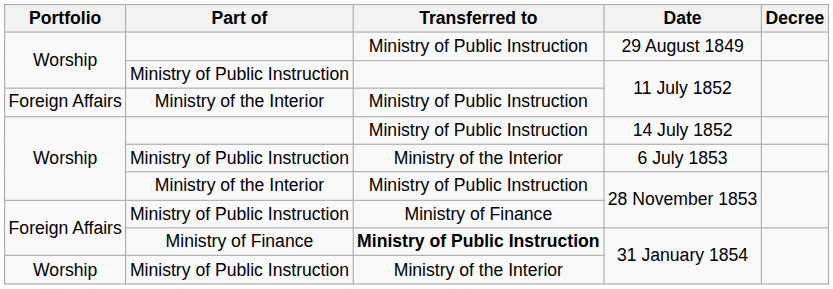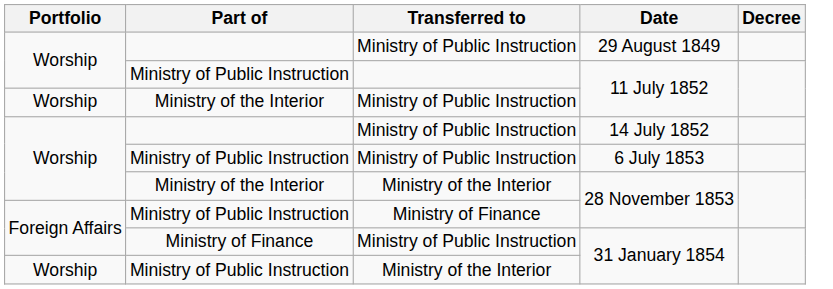(65, 102) Foreign Affairs -> (65, 102) Worship
(478, 158) Ministry of the Interior -> (467, 158) Ministry of Public Instruction
(478, 185) Ministry of Public Instruction -> (467, 185) Ministry of the Interior
(478, 241) bold -> (467, 241) normal
